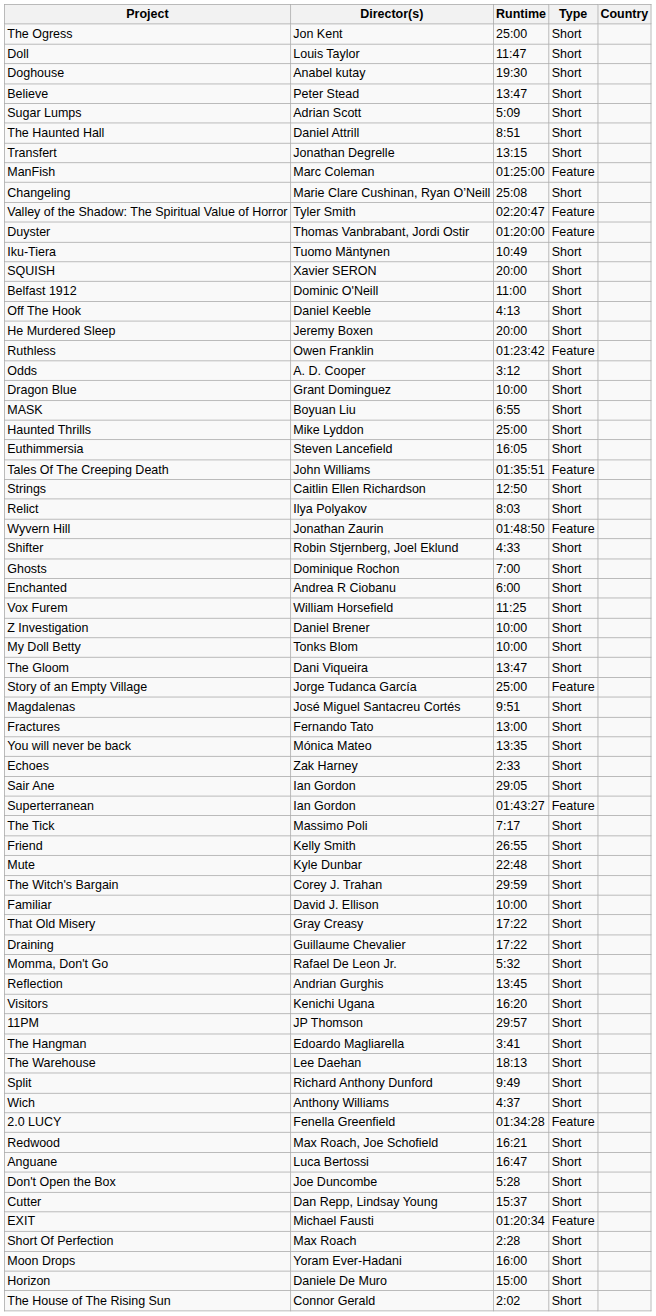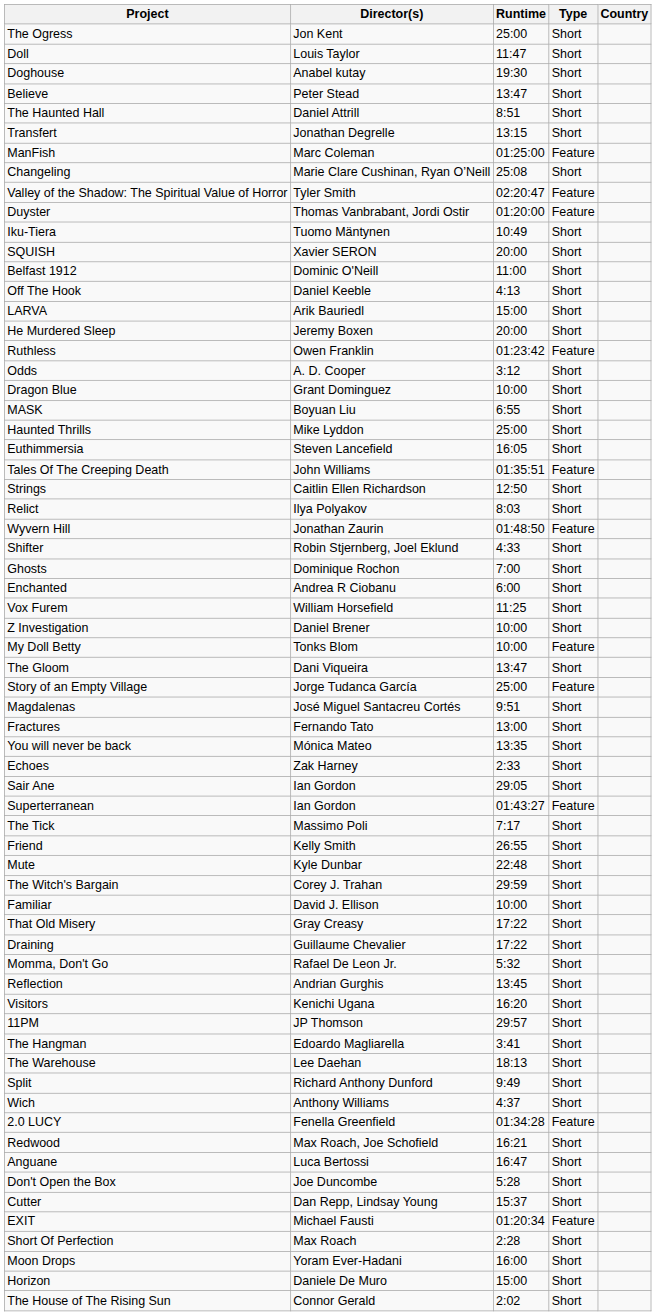- row: (44, 113)
+ row: (27, 311)
(567, 647) Short -> (573, 647) Feature
